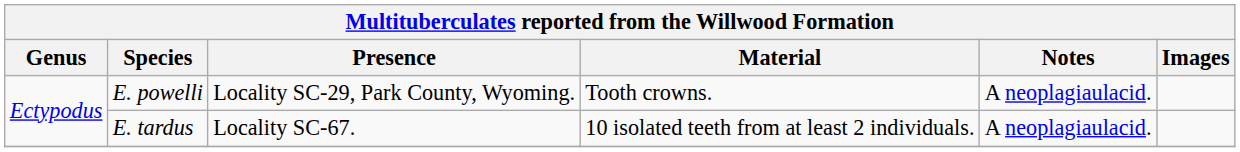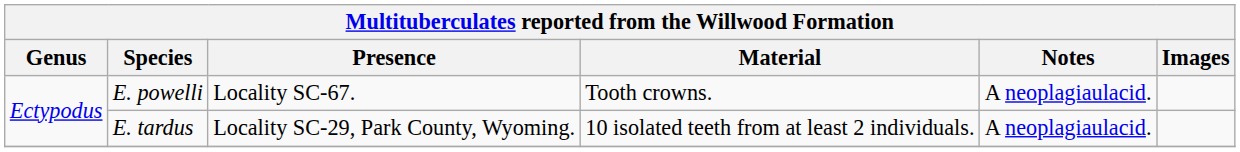(394, 92) Locality SC-29, Park County, Wyoming. -> (284, 92) Locality SC-67.
(284, 127) Locality SC-67. -> (394, 127) Locality SC-29, Park County, Wyoming.
